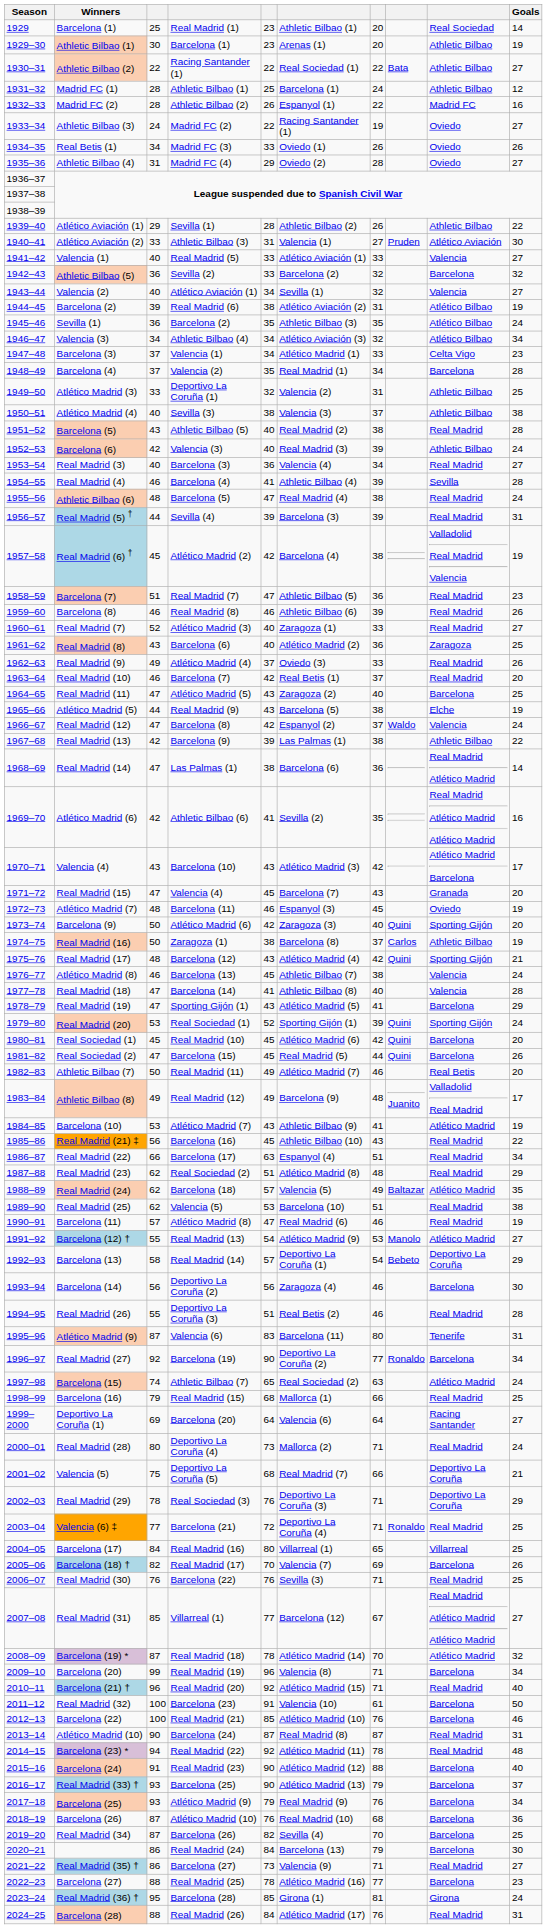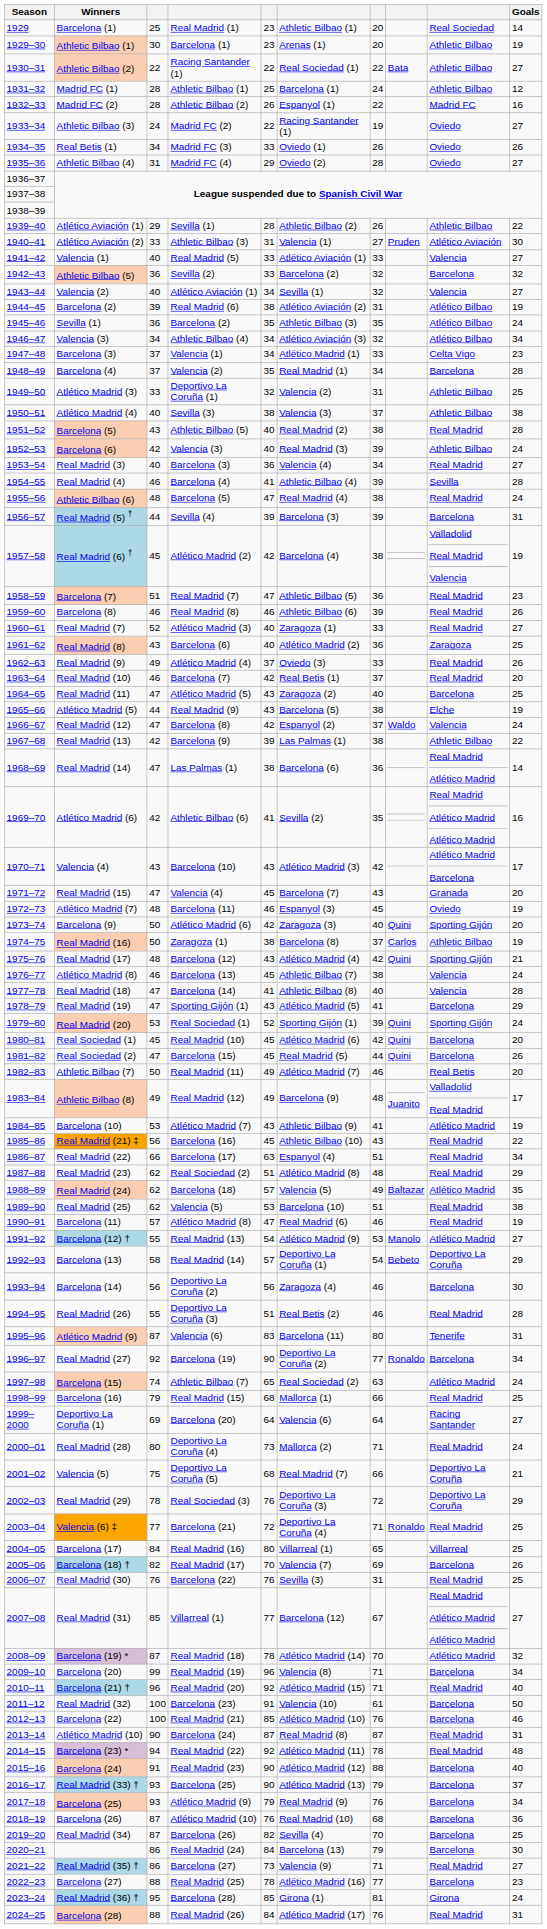(456, 516) Real Madrid -> (452, 516) Barcelona
(378, 1500) 71 -> (378, 1500) 72
(378, 1580) 71 -> (378, 1580) 31
